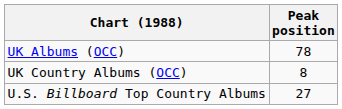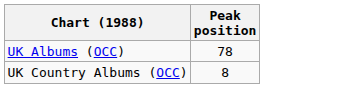- row: (137, 94)
